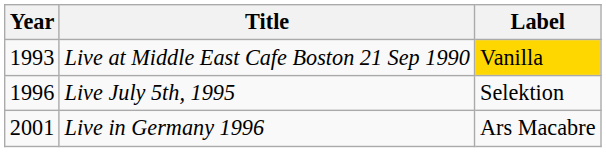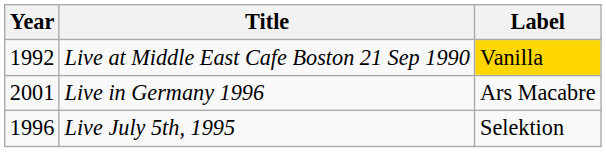(32, 57) 1993 -> (32, 57) 1992
rows swapped: (150, 92) <-> (164, 127)
